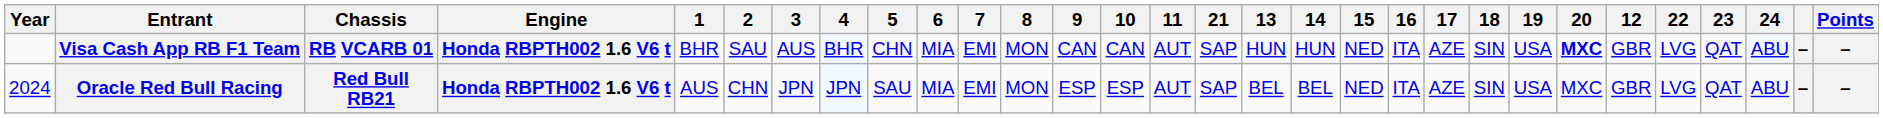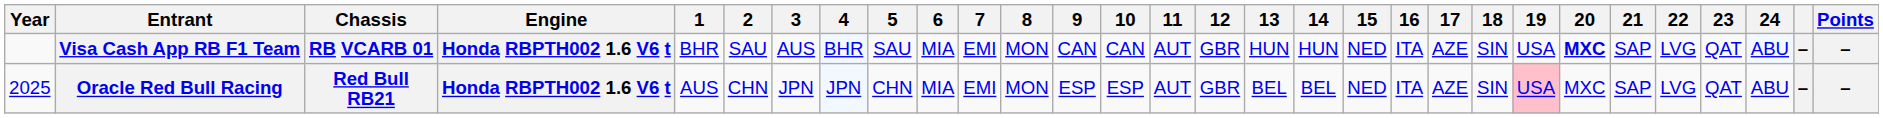columns swapped: (1631, 19) <-> (1218, 19)
(892, 48) CHN -> (892, 48) SAU
(30, 88) 2024 -> (30, 88) 2025
(892, 88) SAU -> (892, 88) CHN
(1533, 88) no background -> (1536, 88) pink background
